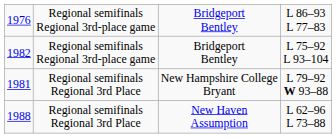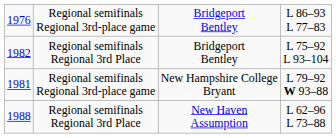(96, 52) Regional semifinals Regional 3rd-place game -> (96, 52) Regional semifinals Regional 3rd Place
(96, 84) Regional semifinals Regional 3rd Place -> (96, 84) Regional semifinals Regional 3rd-place game
